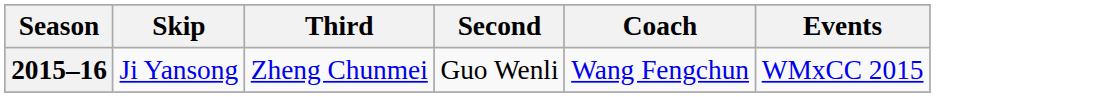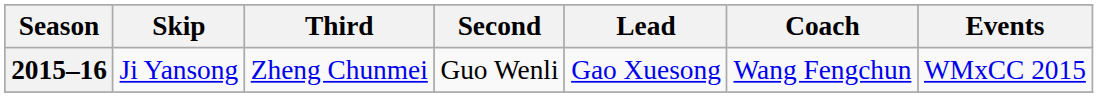+ column: (646, 26)
